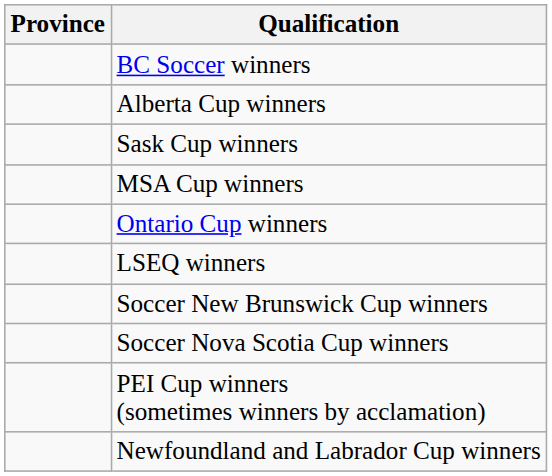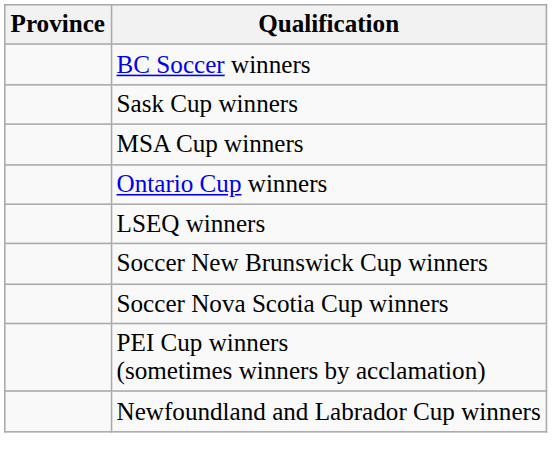- row: (221, 104)
